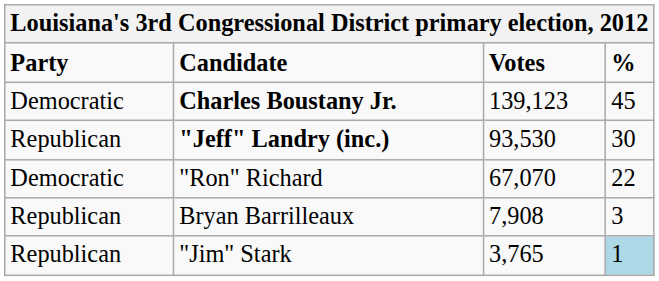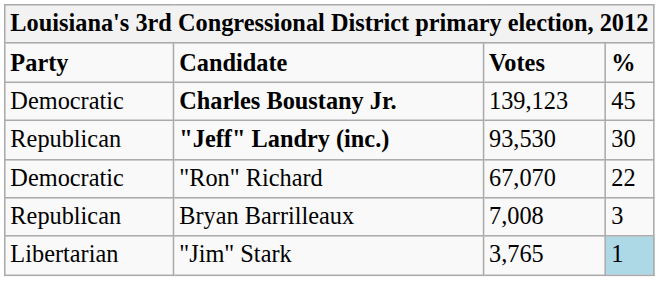(516, 216) 7,908 -> (516, 216) 7,008
(66, 255) Republican -> (64, 255) Libertarian
